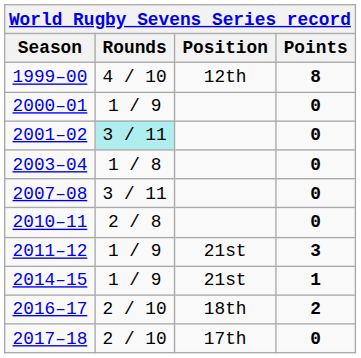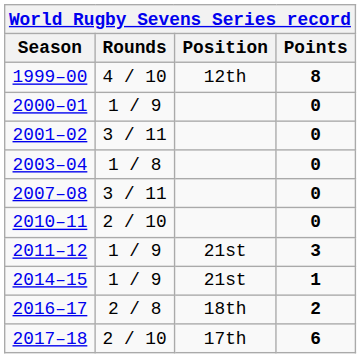(135, 135) paleturquoise background -> (135, 135) no background
(135, 222) 2 / 8 -> (135, 222) 2 / 10
(135, 309) 2 / 10 -> (135, 309) 2 / 8
(316, 338) 0 -> (316, 338) 6
